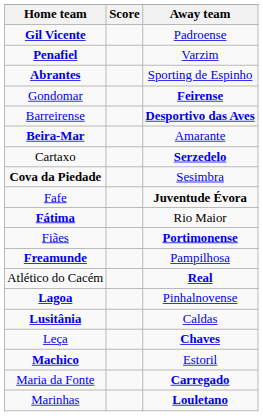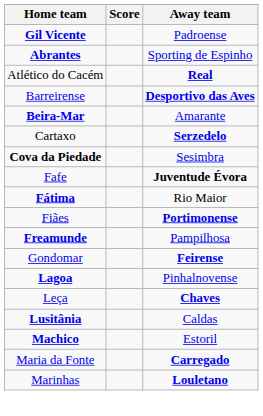- row: (55, 55)
rows swapped: (55, 278) <-> (55, 95)
rows swapped: (55, 339) <-> (55, 319)
